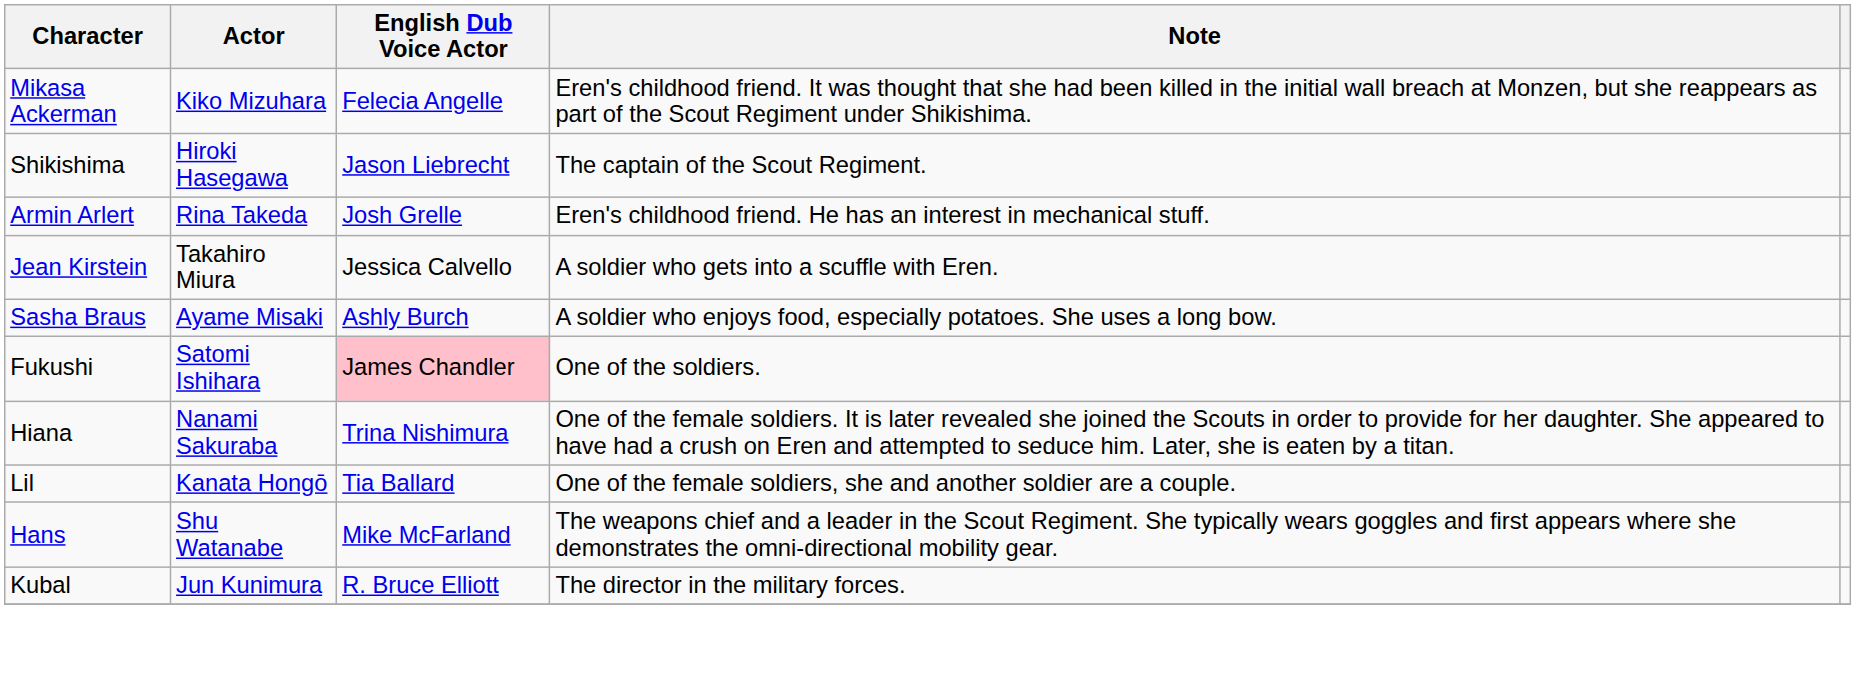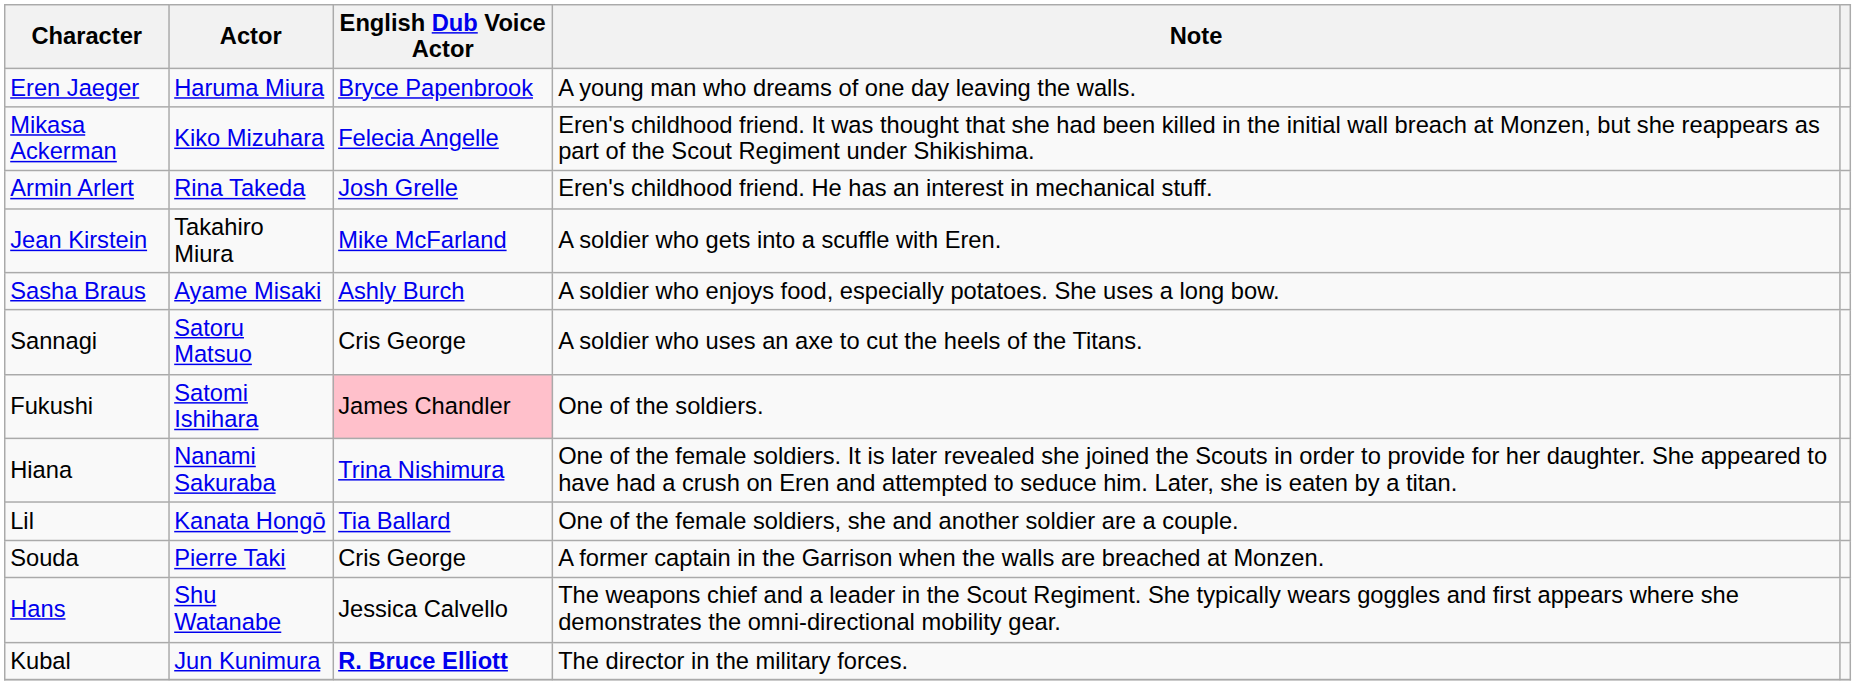+ row: (75, 87)
- row: (67, 164)
(427, 266) Jessica Calvello -> (422, 240) Mike McFarland
+ row: (54, 341)
+ row: (44, 558)
(426, 534) Mike McFarland -> (423, 609) Jessica Calvello
(421, 585) normal -> (423, 660) bold
